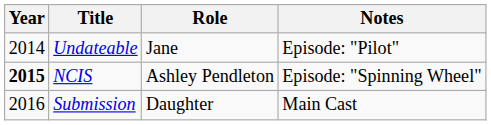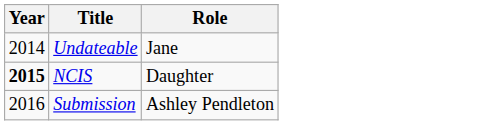- column: (382, 18)
(210, 76) Ashley Pendleton -> (180, 76) Daughter
(180, 104) Daughter -> (210, 104) Ashley Pendleton
